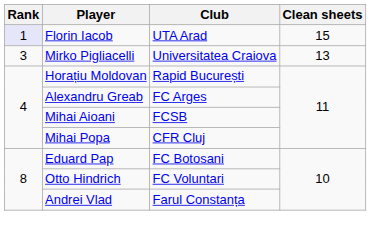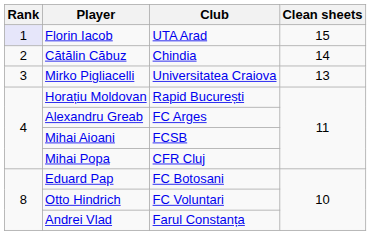+ row: (86, 55)
